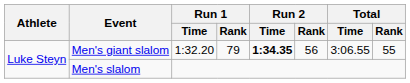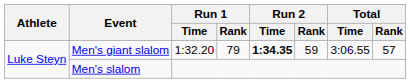(311, 50) 56 -> (311, 50) 59
(389, 50) 55 -> (389, 50) 57
